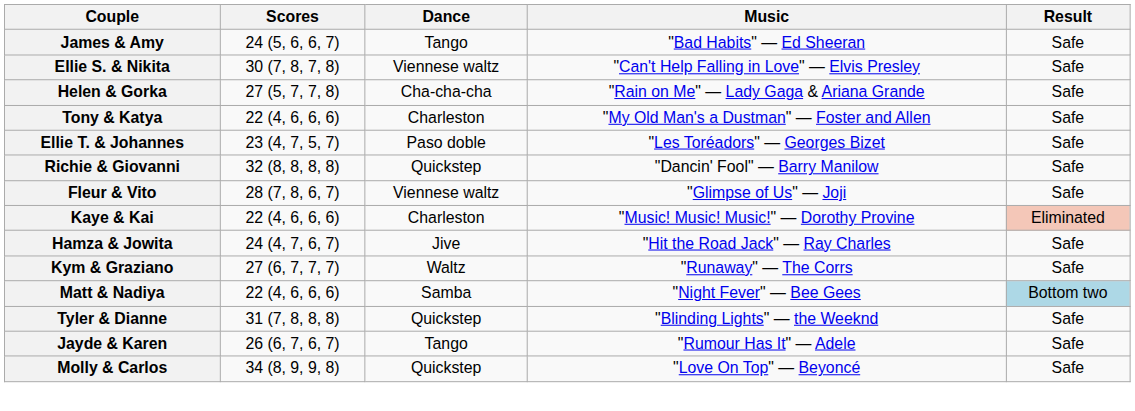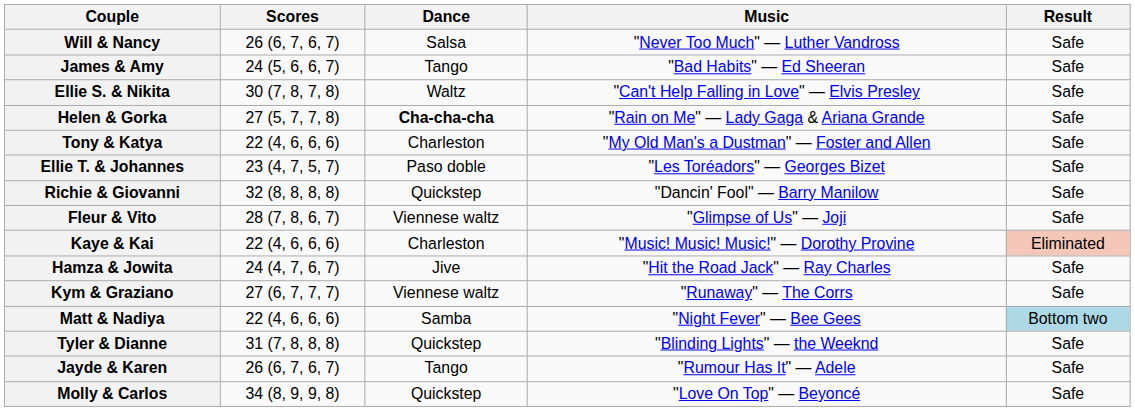+ row: (112, 42)
(446, 67) Viennese waltz -> (446, 92) Waltz
(446, 92) normal -> (446, 117) bold
(446, 268) Waltz -> (446, 293) Viennese waltz
